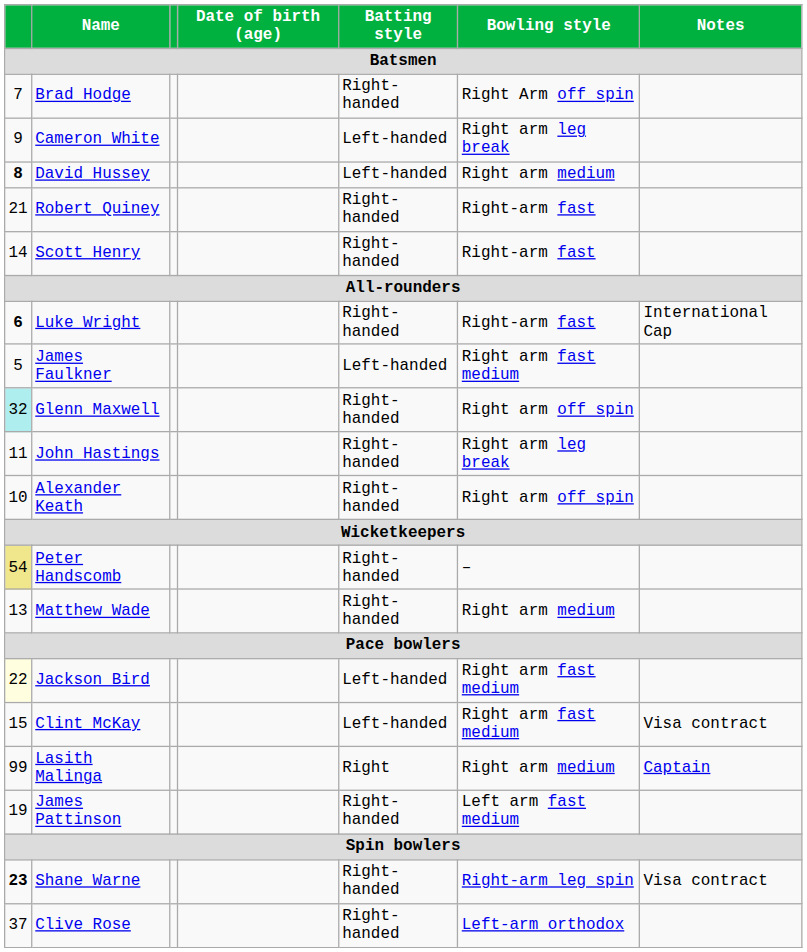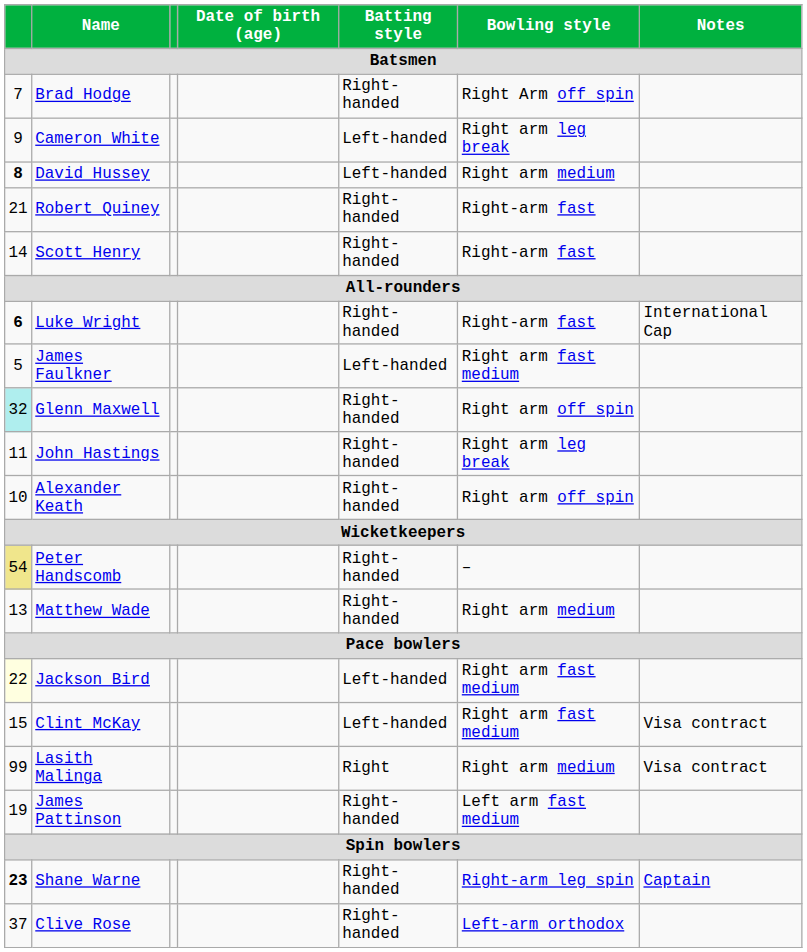(677, 768) Captain -> (706, 768) Visa contract
(706, 882) Visa contract -> (677, 882) Captain
